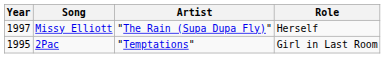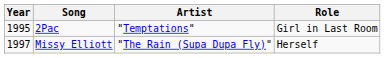rows swapped: (47, 45) <-> (74, 29)
